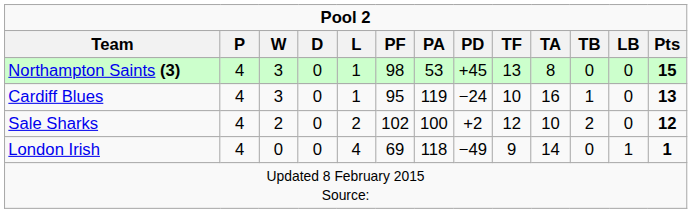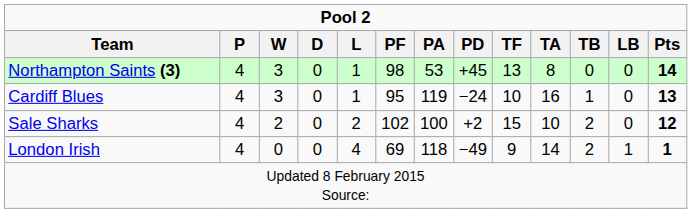(667, 70) 15 -> (667, 70) 14
(512, 123) 12 -> (512, 123) 15
(589, 149) 0 -> (589, 149) 2
